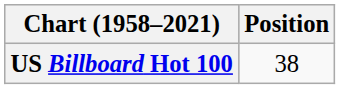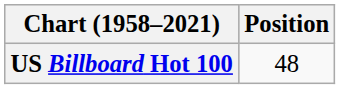(287, 63) 38 -> (287, 63) 48
